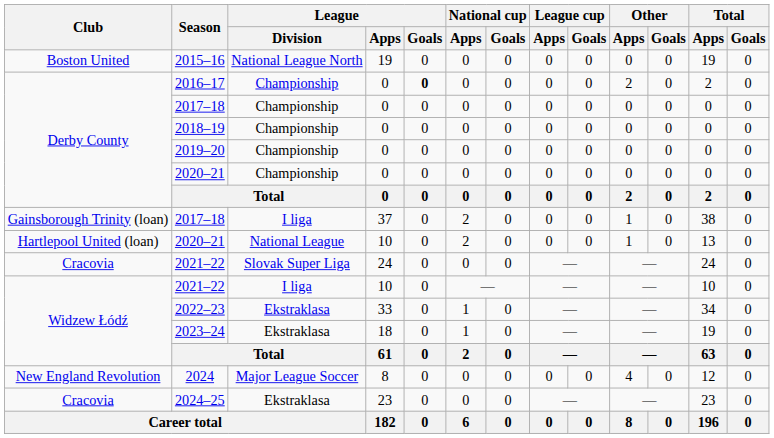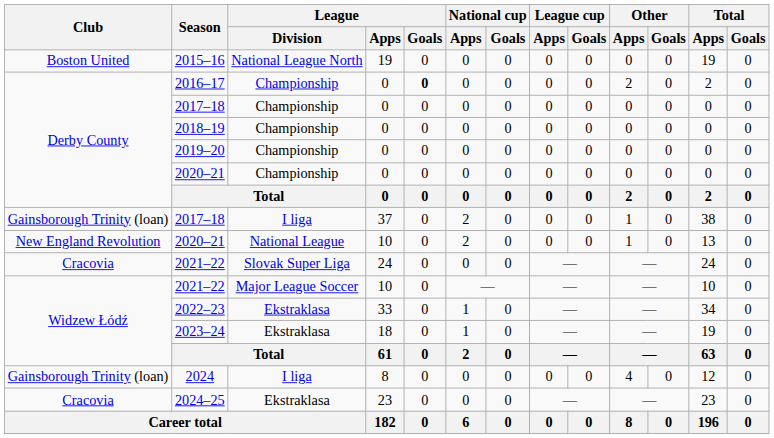(88, 241) Hartlepool United (loan) -> (88, 241) New England Revolution
(297, 286) I liga -> (297, 286) Major League Soccer
(88, 377) New England Revolution -> (88, 377) Gainsborough Trinity (loan)
(297, 377) Major League Soccer -> (297, 377) I liga
